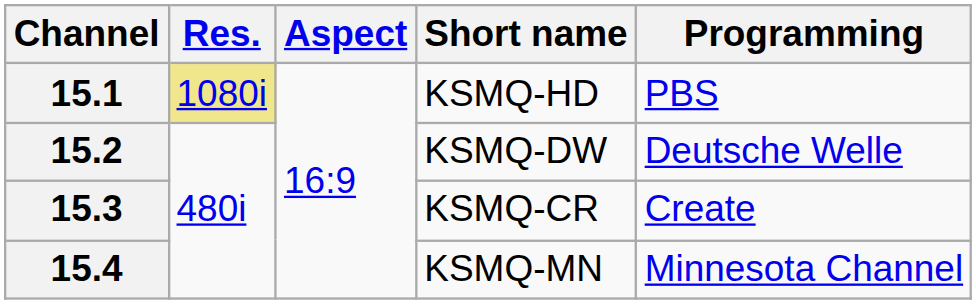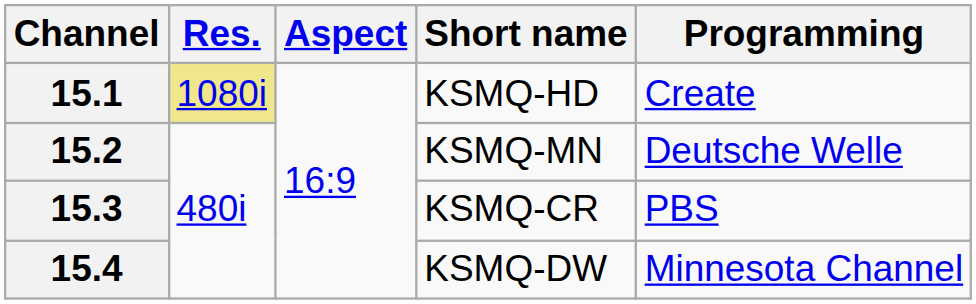(682, 92) PBS -> (700, 92) Create
(516, 151) KSMQ-DW -> (514, 151) KSMQ-MN
(700, 209) Create -> (682, 209) PBS
(514, 268) KSMQ-MN -> (516, 268) KSMQ-DW
